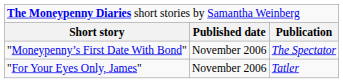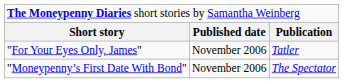rows swapped: (74, 68) <-> (97, 50)
